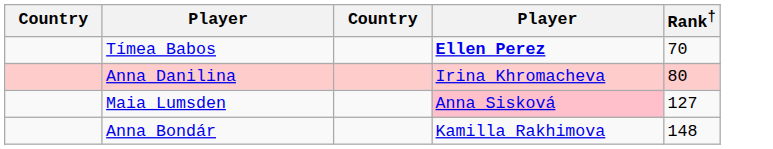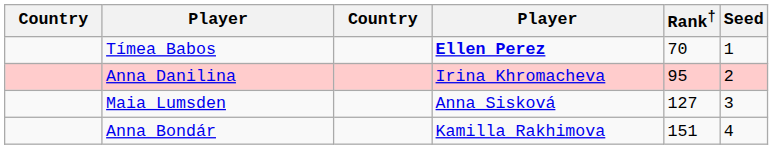+ column: (744, 20)
(677, 77) 80 -> (677, 77) 95
(495, 104) pink background -> (495, 104) no background
(682, 131) 148 -> (682, 131) 151
